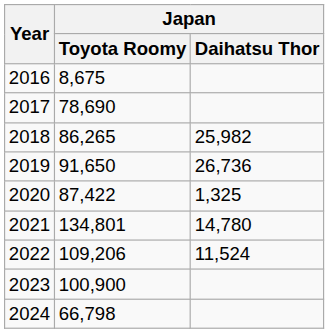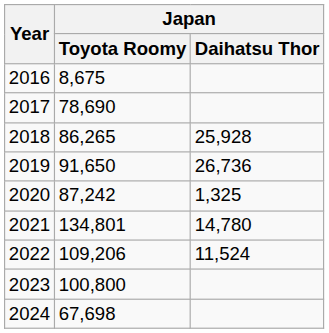(223, 136) 25,982 -> (223, 136) 25,928
(87, 195) 87,422 -> (87, 195) 87,242
(92, 284) 100,900 -> (92, 284) 100,800
(87, 313) 66,798 -> (87, 313) 67,698
